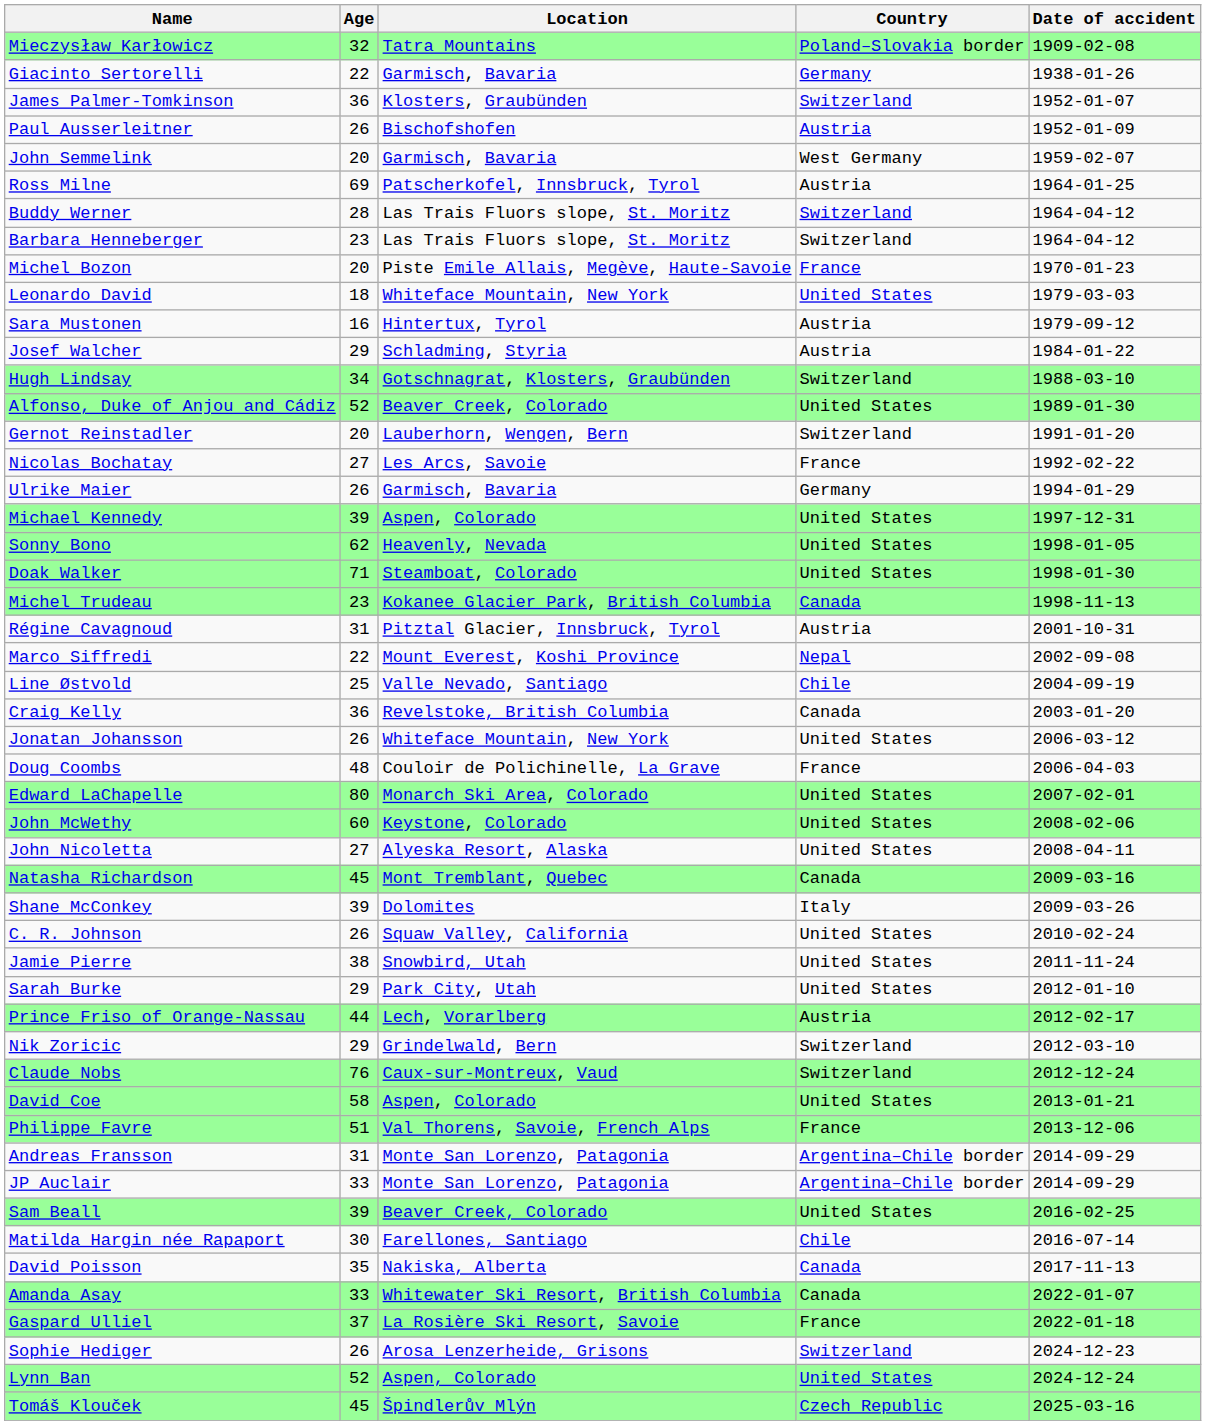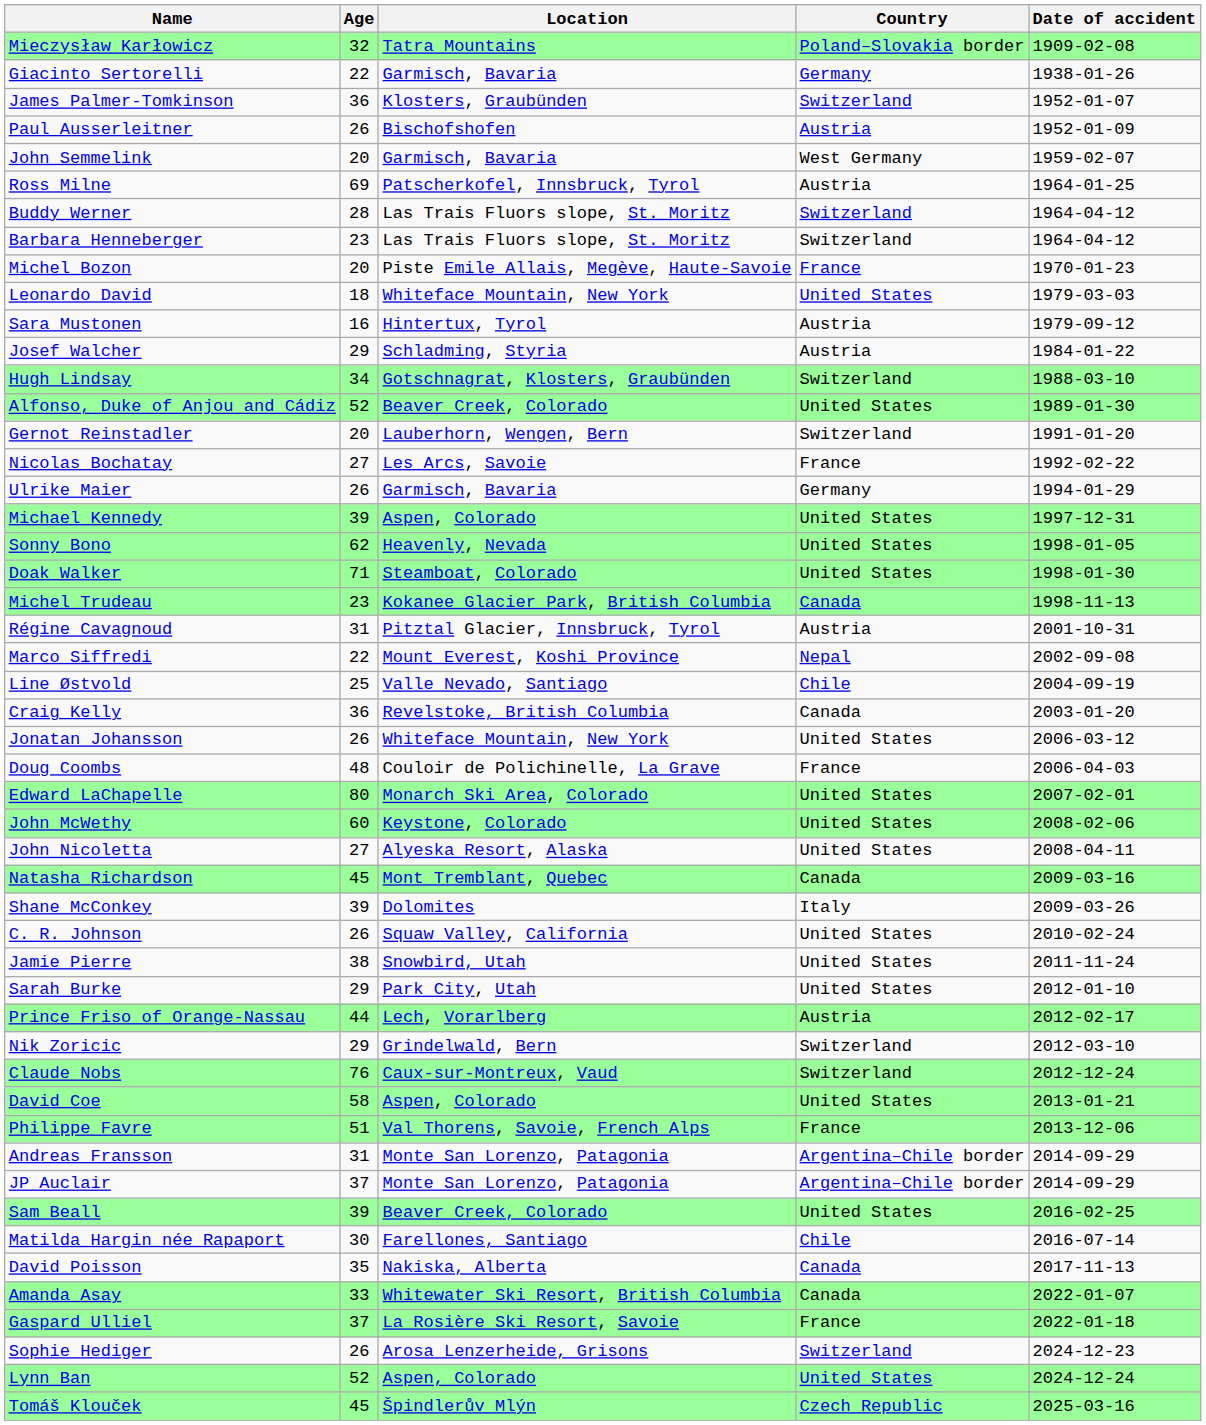(359, 1184) 33 -> (359, 1184) 37
